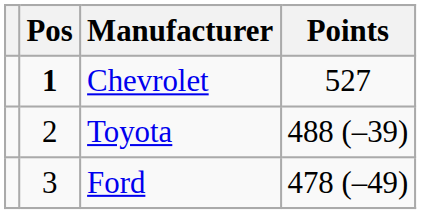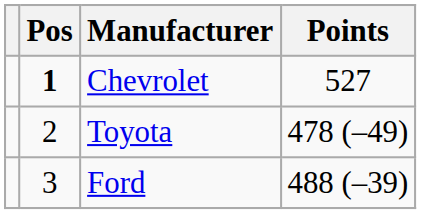(348, 131) 488 (–39) -> (348, 131) 478 (–49)
(348, 182) 478 (–49) -> (348, 182) 488 (–39)
